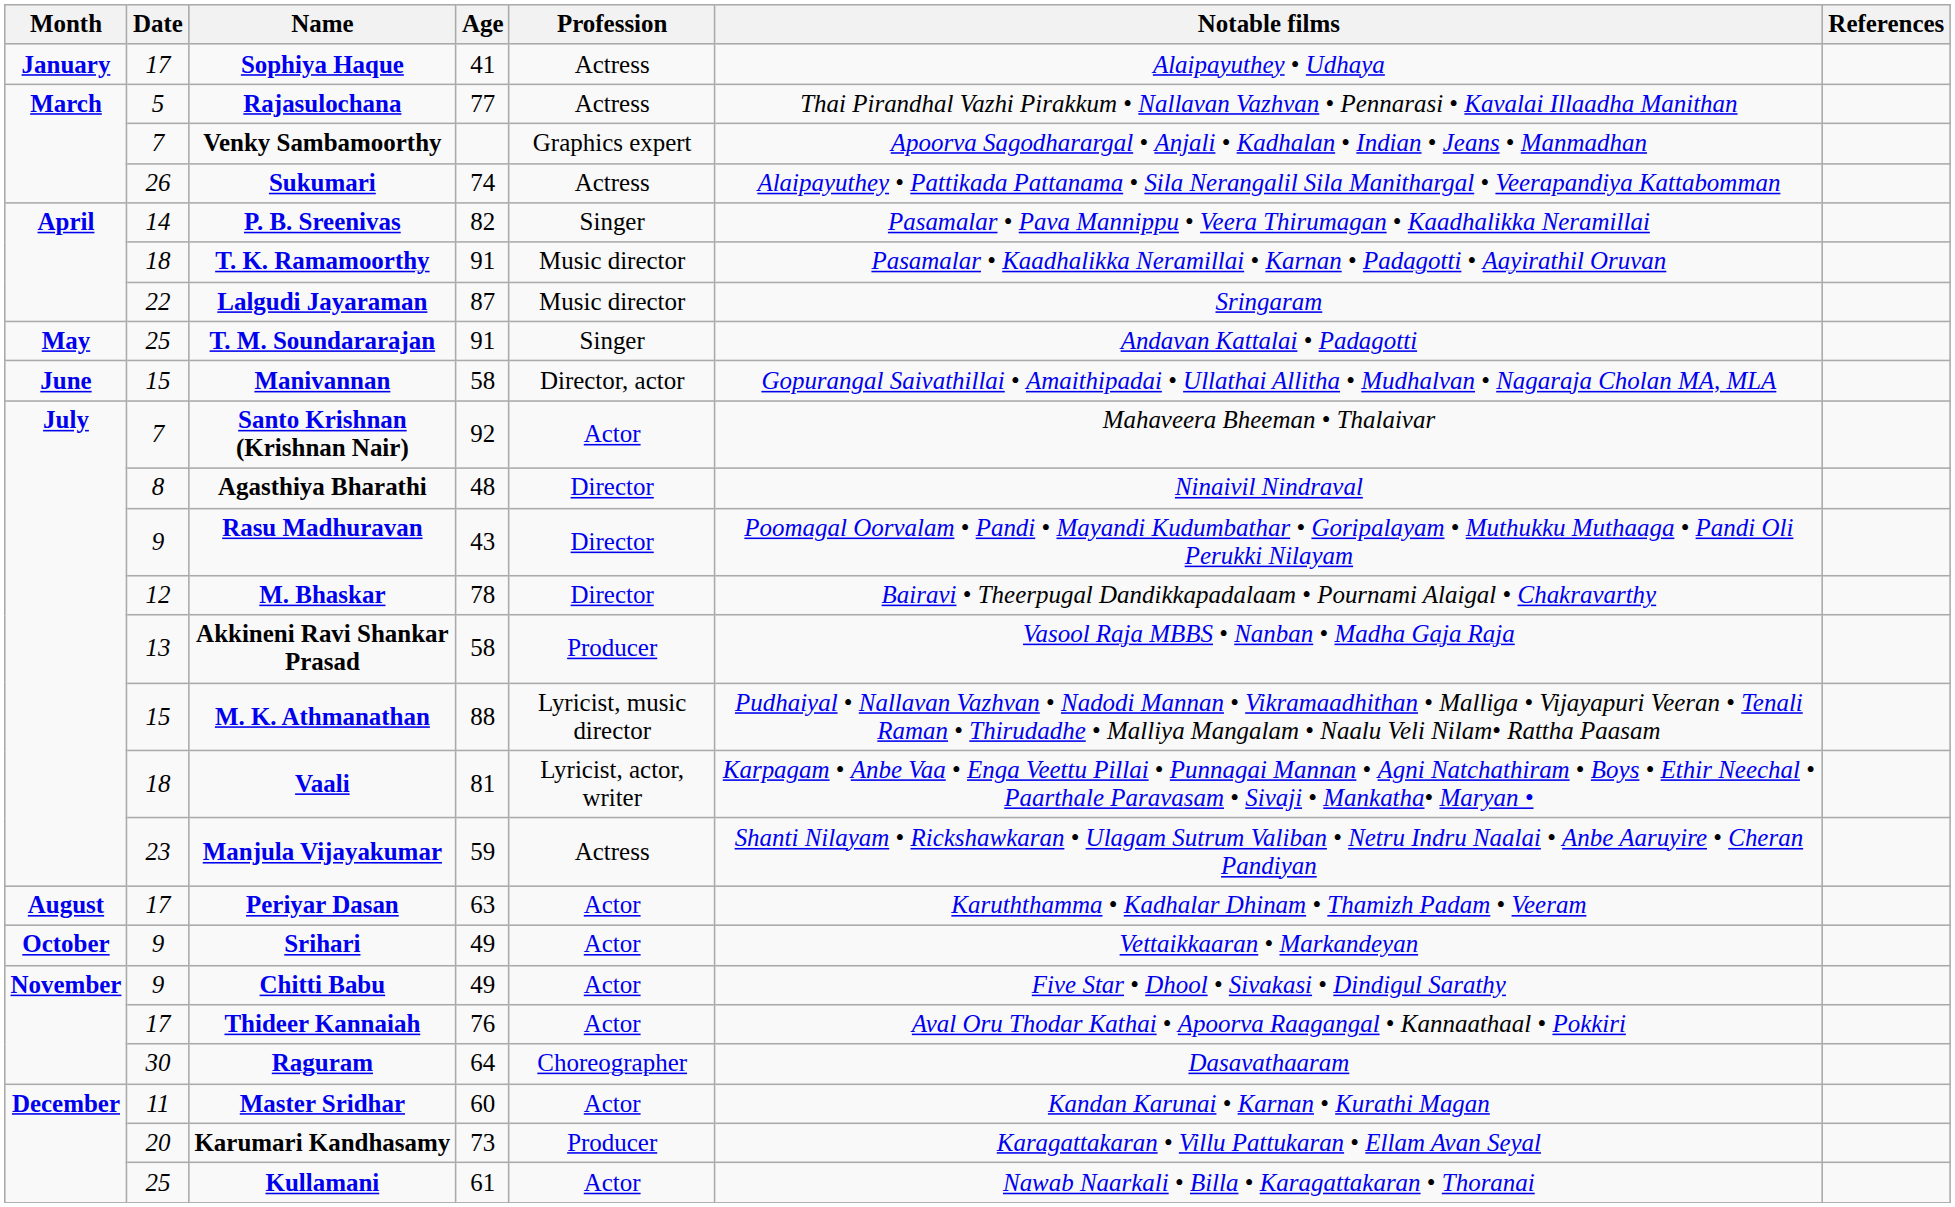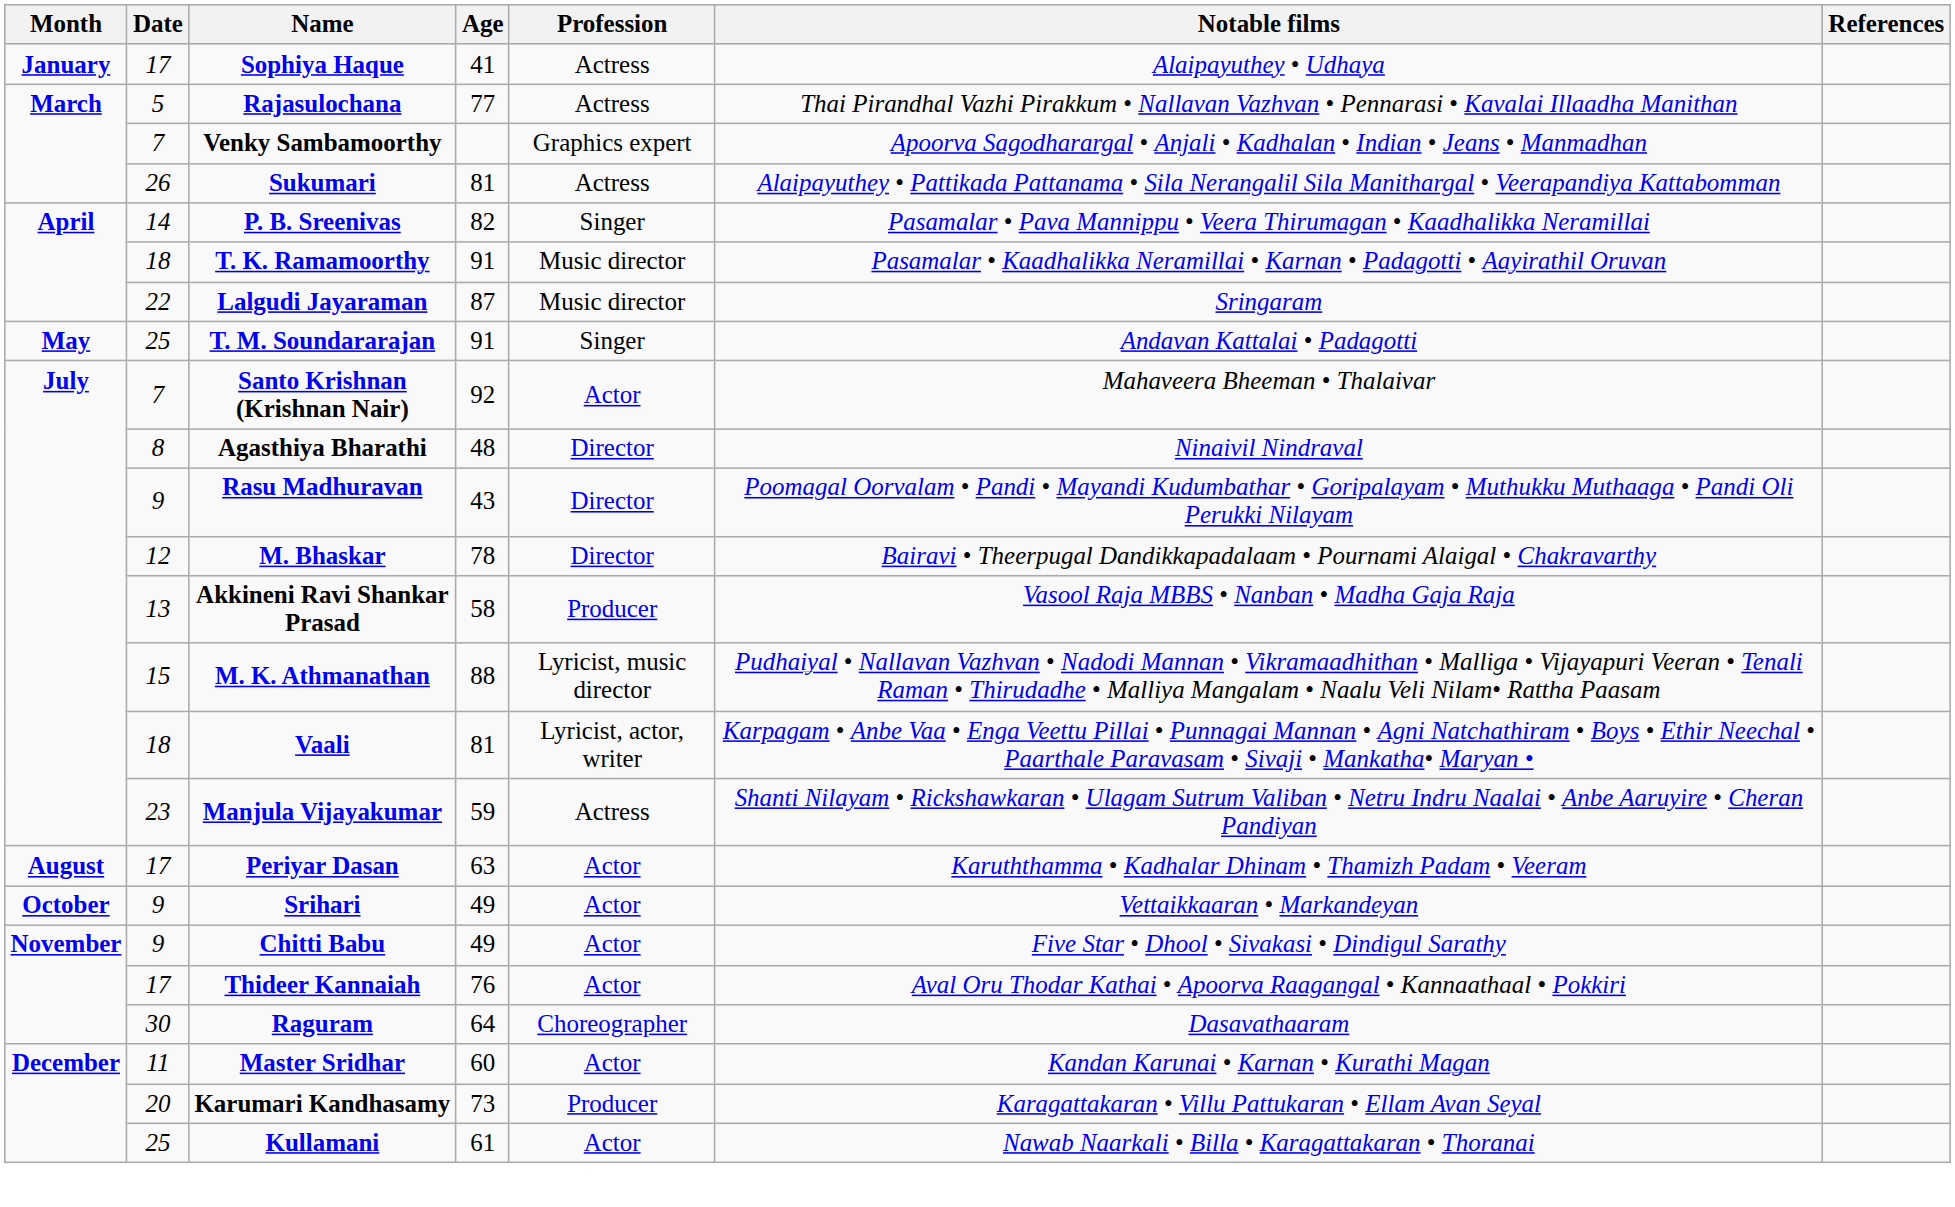(483, 182) 74 -> (483, 182) 81
- row: (322, 380)
